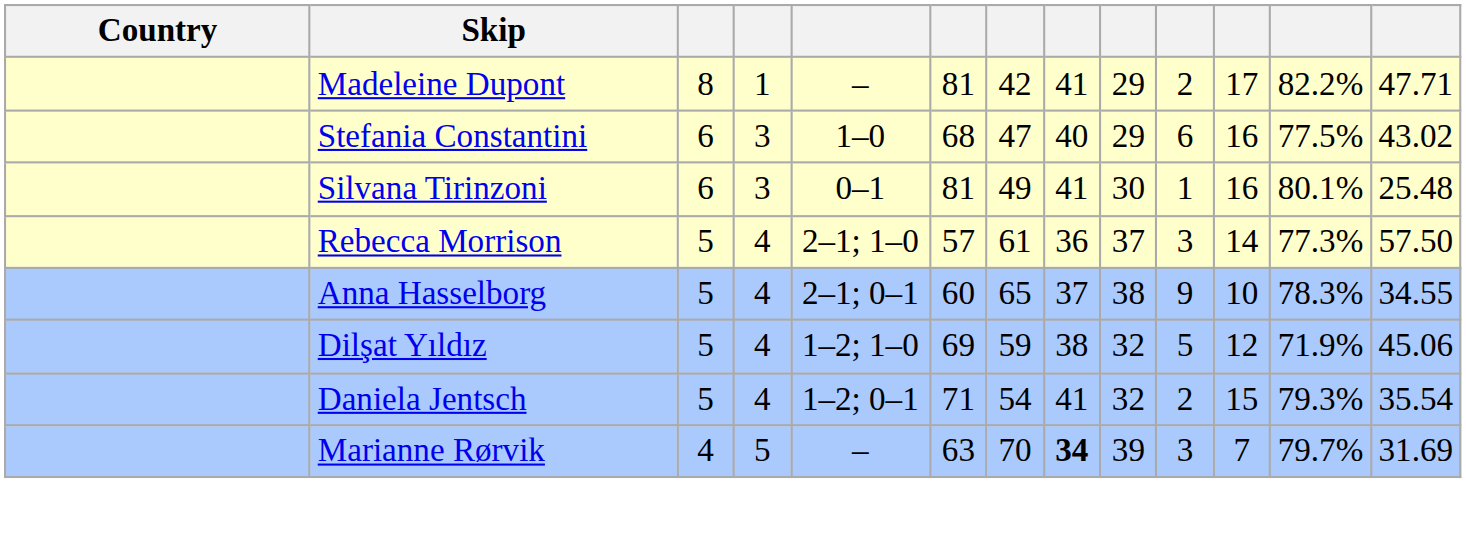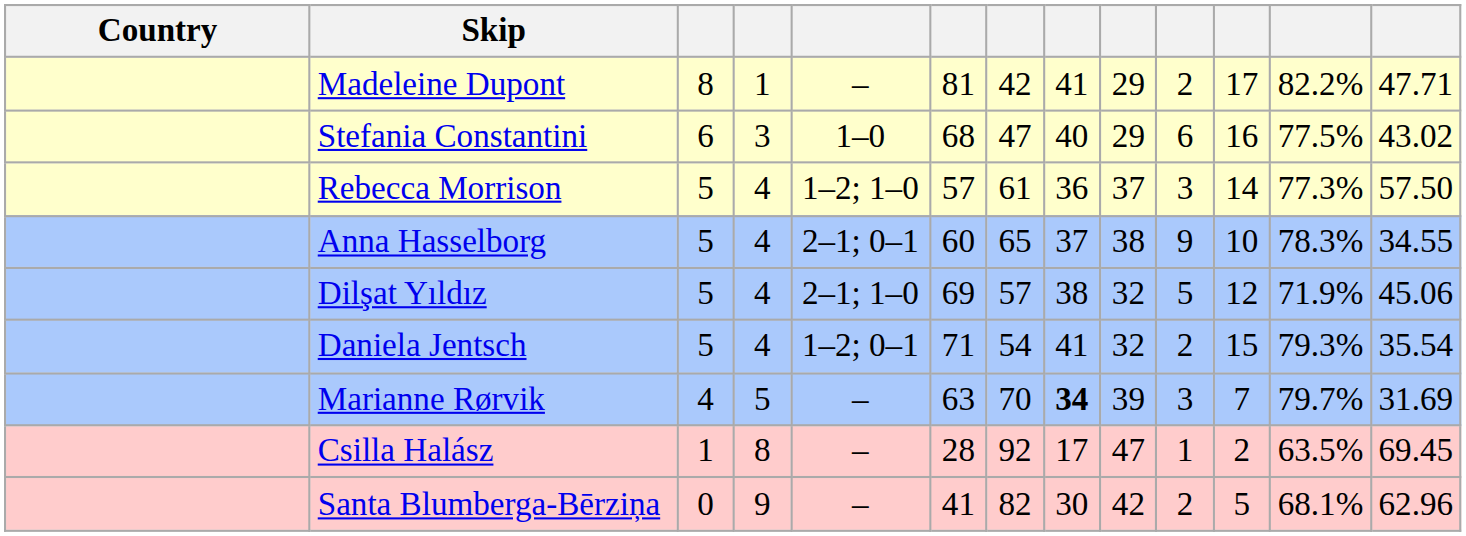- row: (432, 188)
(860, 240) 2–1; 1–0 -> (860, 188) 1–2; 1–0
(860, 345) 1–2; 1–0 -> (860, 293) 2–1; 1–0
(1015, 345) 59 -> (1015, 293) 57
+ row: (406, 450)
+ row: (489, 503)
